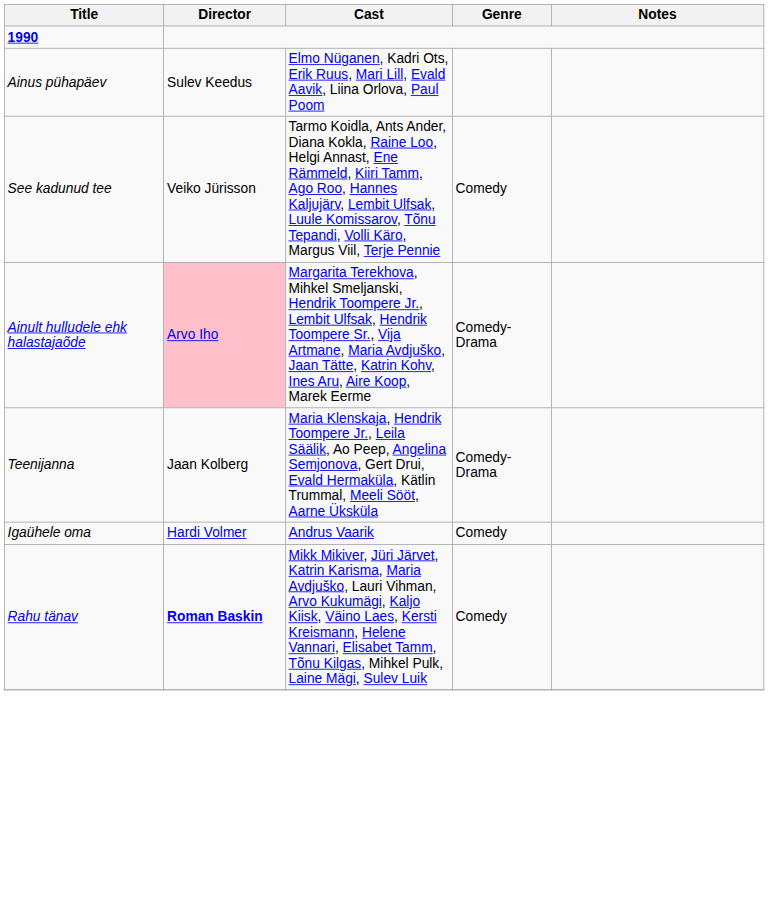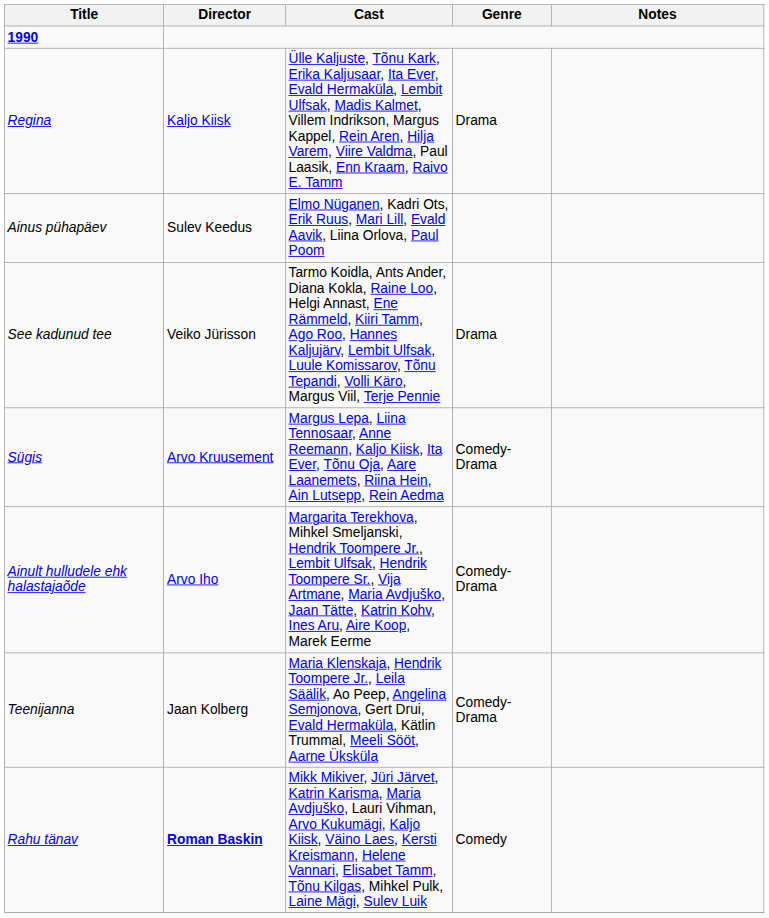+ row: (29, 120)
(481, 189) Comedy -> (476, 334) Drama
+ row: (25, 457)
(193, 334) pink background -> (193, 579) no background
- row: (49, 533)
